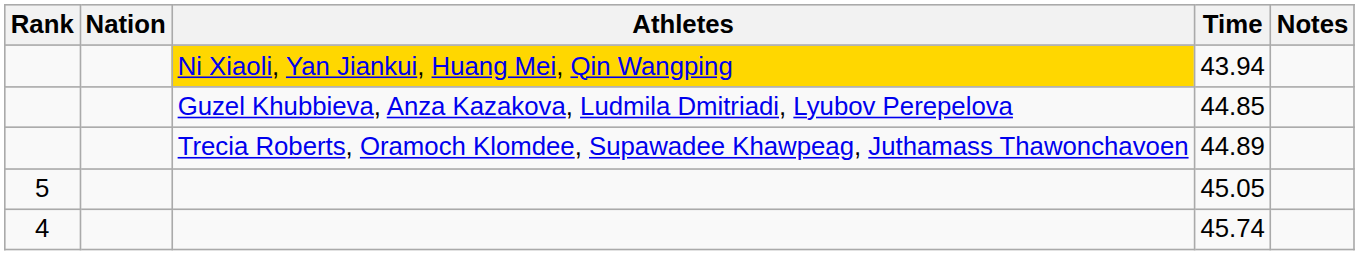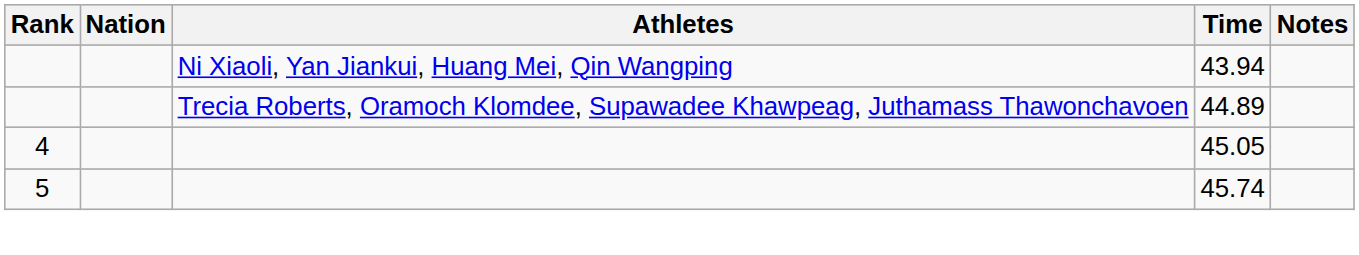(455, 65) gold background -> (455, 65) no background
- row: (1233, 106)
(42, 188) 5 -> (42, 147) 4
(42, 229) 4 -> (42, 188) 5
